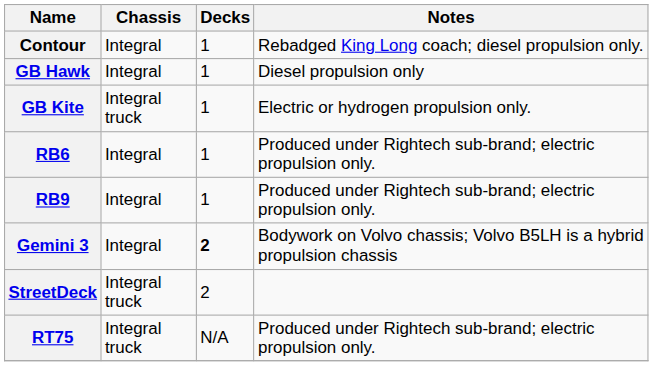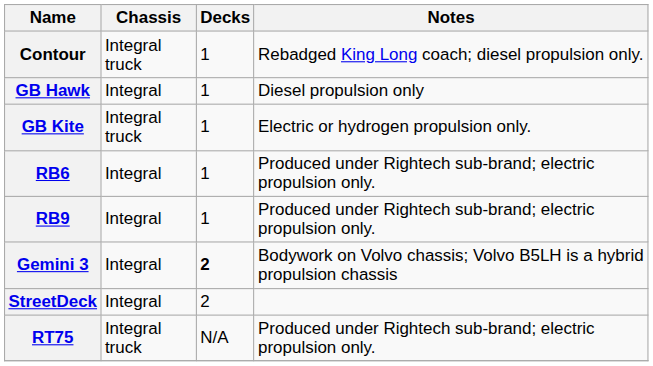(133, 44) Integral -> (133, 54) Integral truck
(133, 292) Integral truck -> (133, 301) Integral
